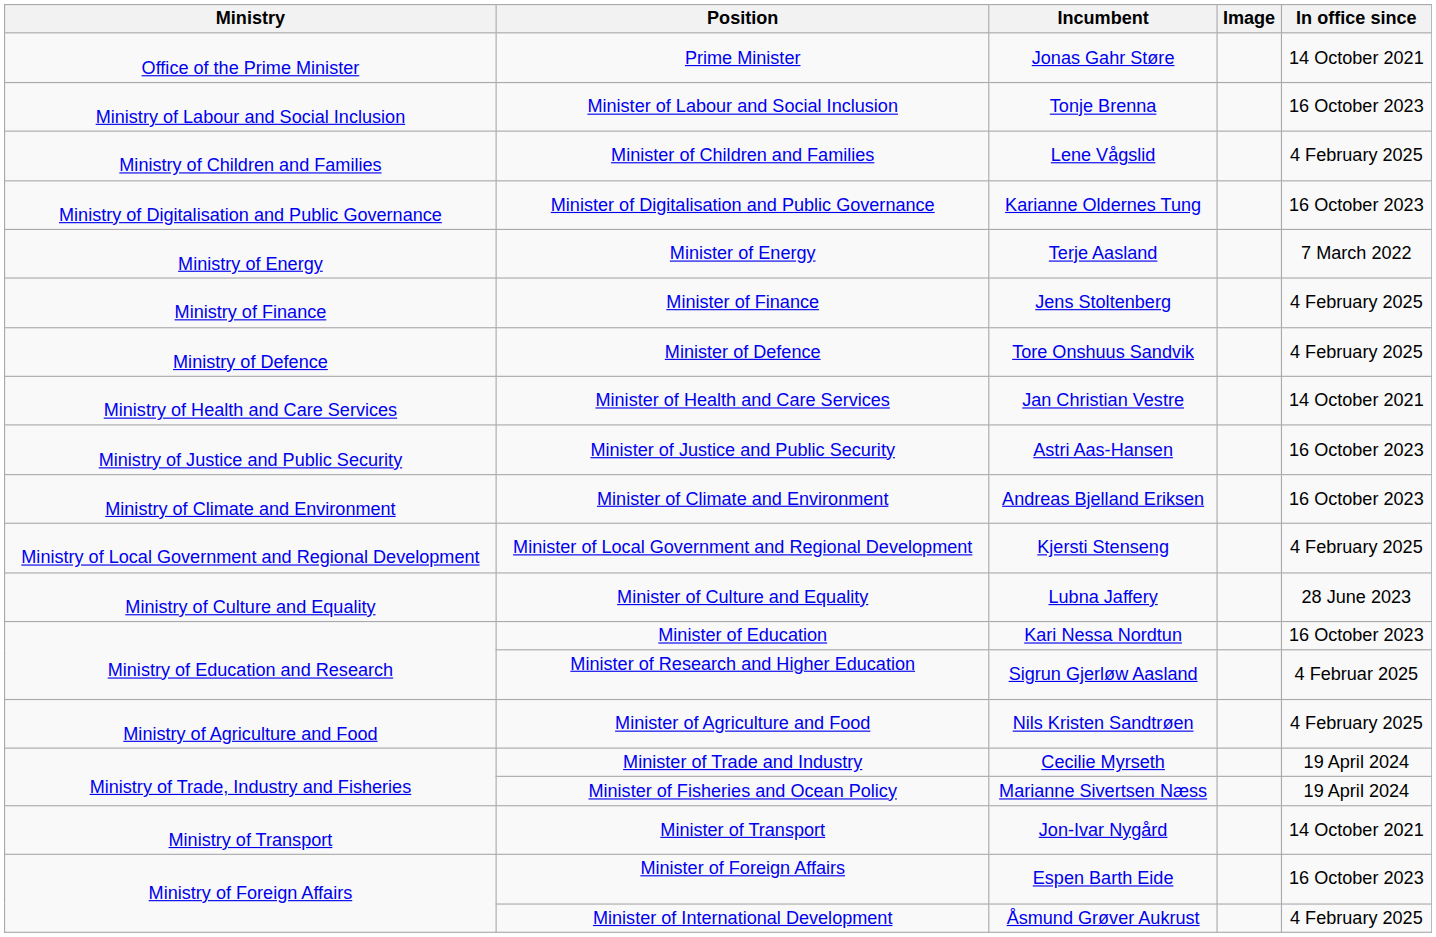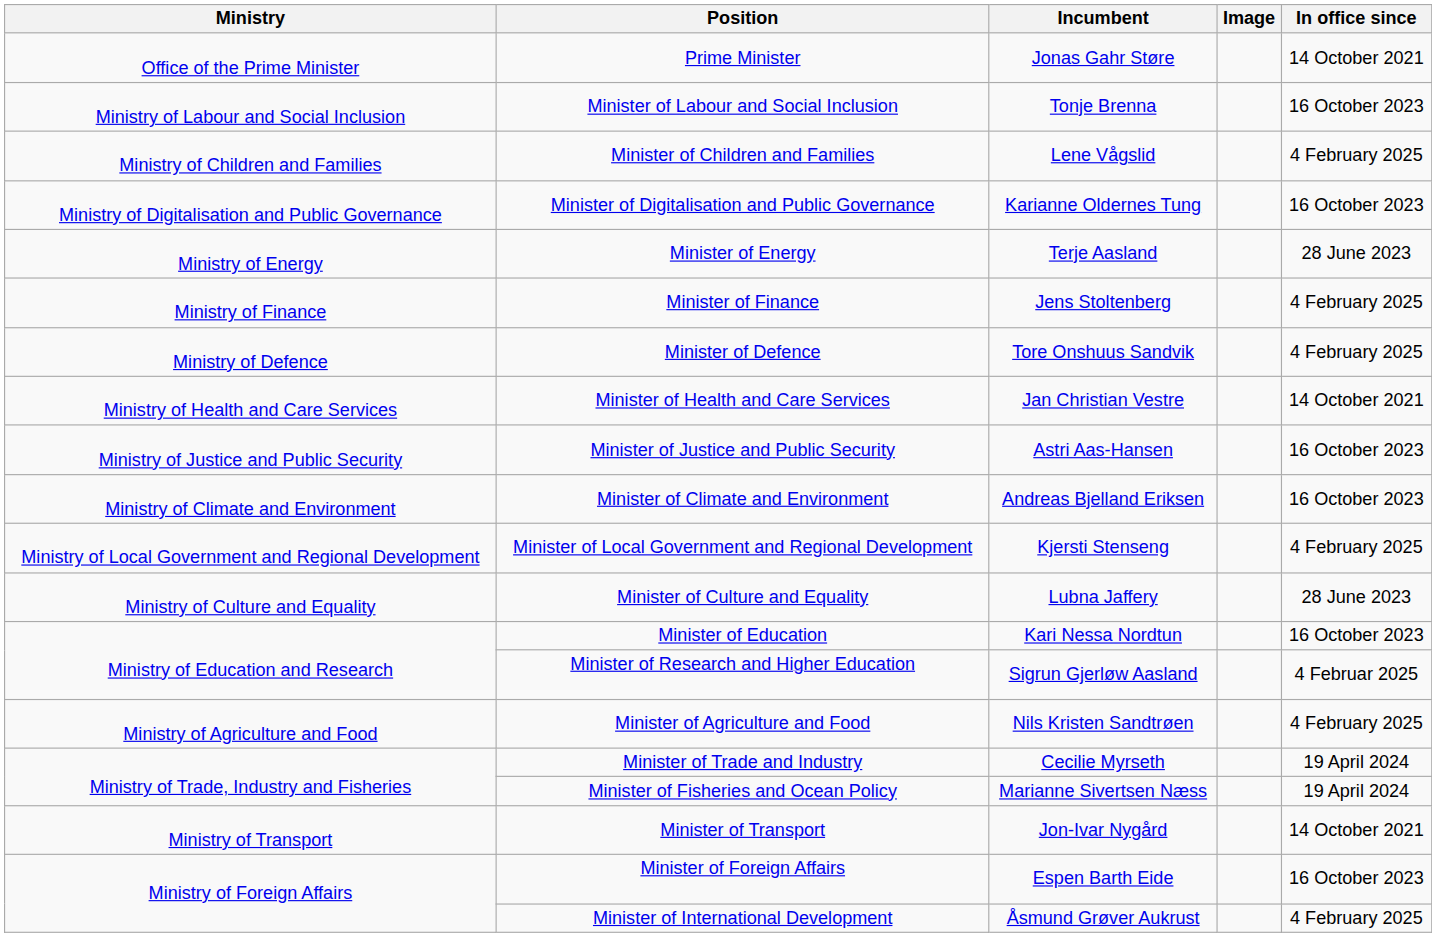(1356, 253) 7 March 2022 -> (1356, 253) 28 June 2023
